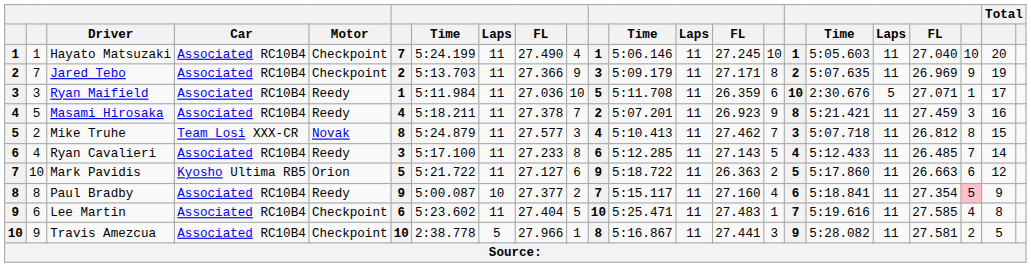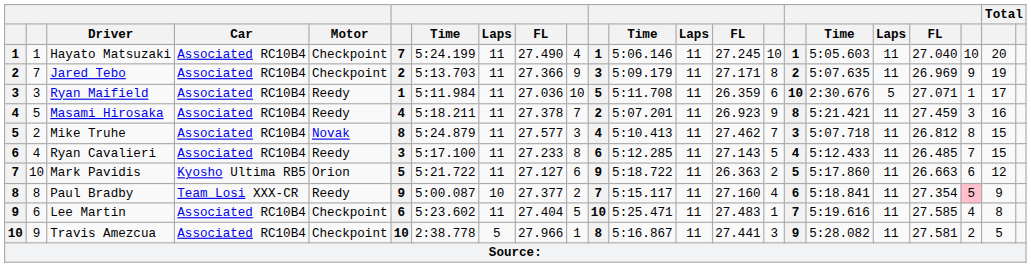(238, 134) Team Losi XXX-CR -> (242, 134) Associated RC10B4
(999, 153) 14 -> (999, 153) 15
(242, 193) Associated RC10B4 -> (238, 193) Team Losi XXX-CR
